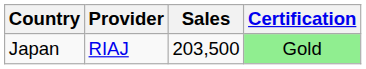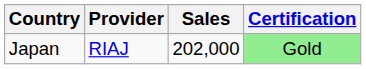(206, 48) 203,500 -> (206, 48) 202,000
